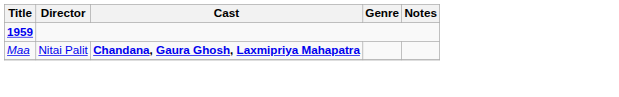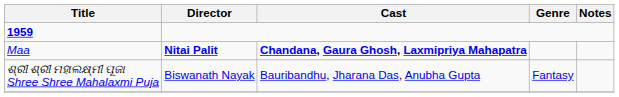(63, 50) normal -> (191, 50) bold
+ row: (83, 75)
